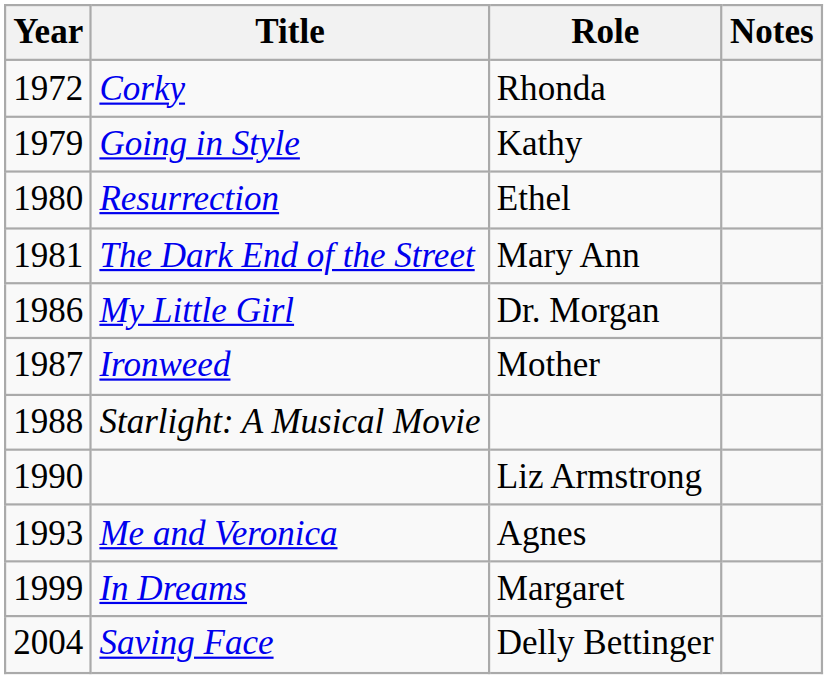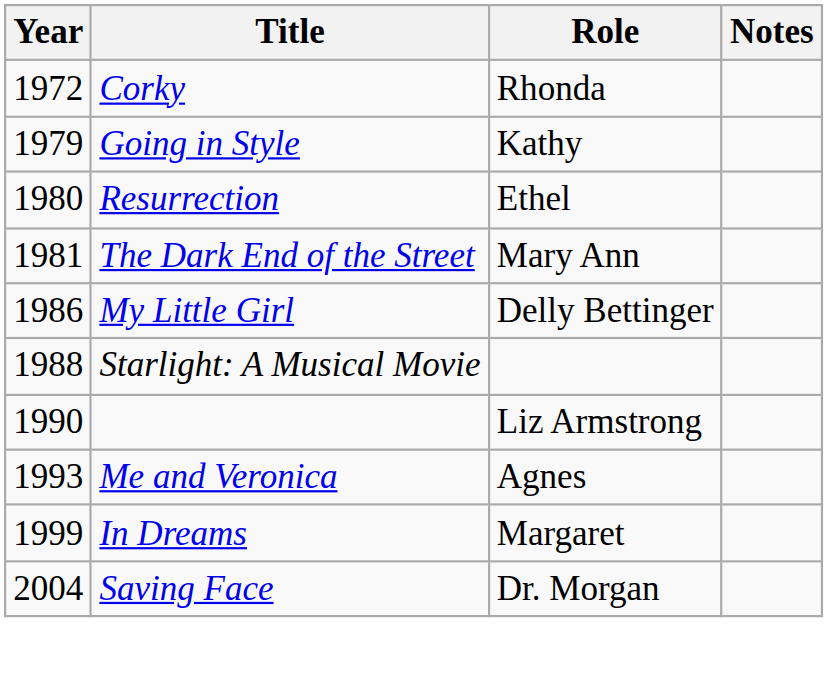(578, 310) Dr. Morgan -> (605, 310) Delly Bettinger
- row: (165, 365)
(605, 643) Delly Bettinger -> (578, 587) Dr. Morgan
